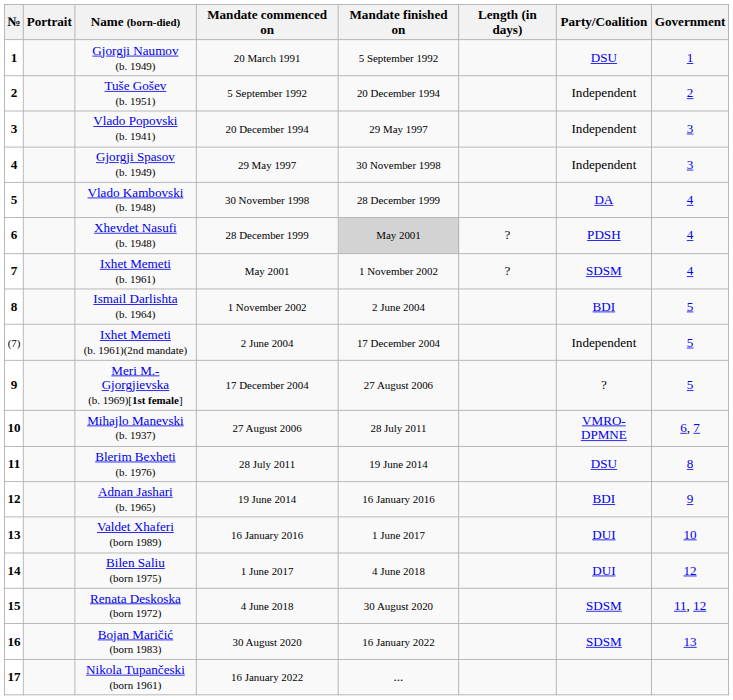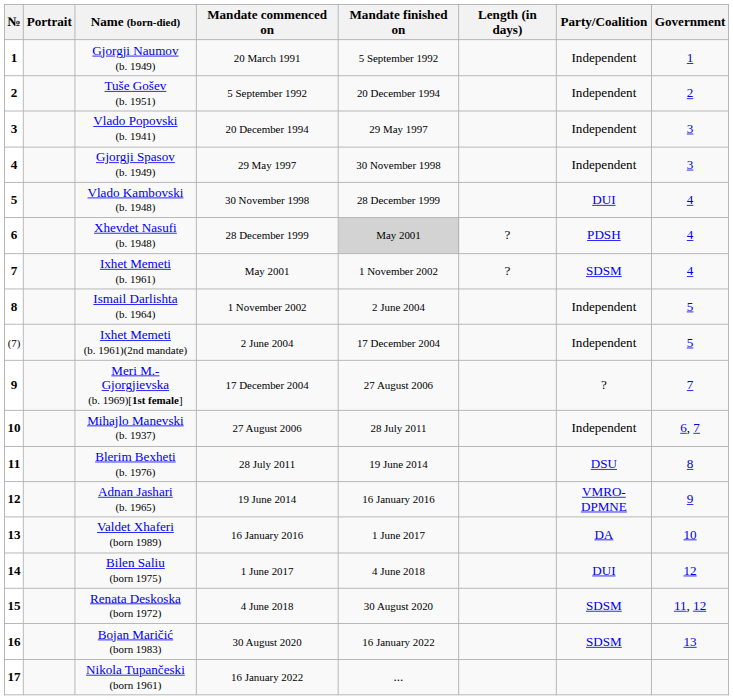(604, 57) DSU -> (604, 57) Independent
(604, 200) DA -> (604, 200) DUI
(604, 306) BDI -> (604, 306) Independent
(690, 385) 5 -> (690, 385) 7
(604, 428) VMRO-DPMNE -> (604, 428) Independent
(604, 499) BDI -> (604, 499) VMRO-DPMNE
(604, 534) DUI -> (604, 534) DA
